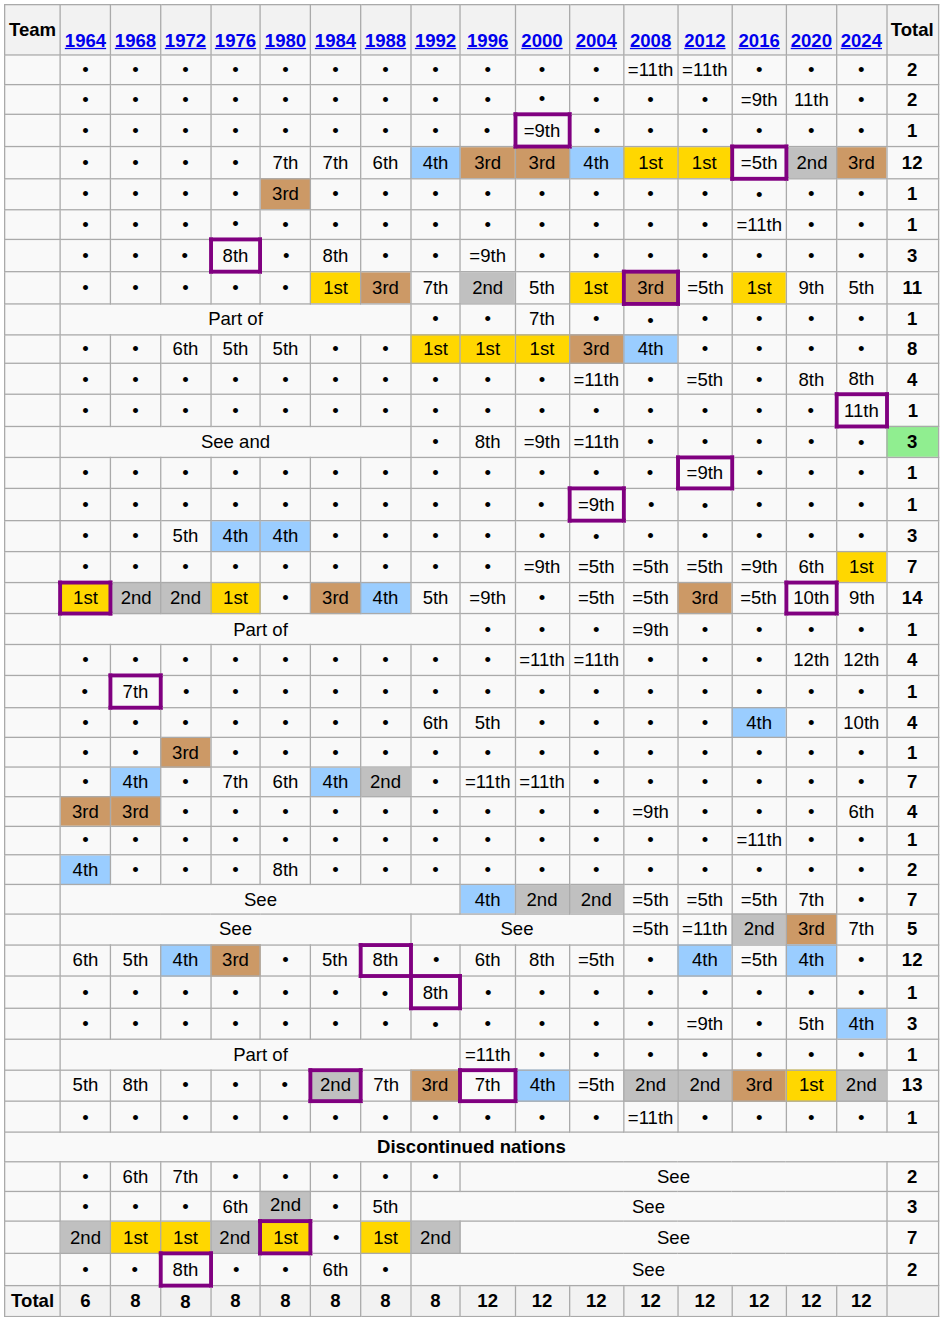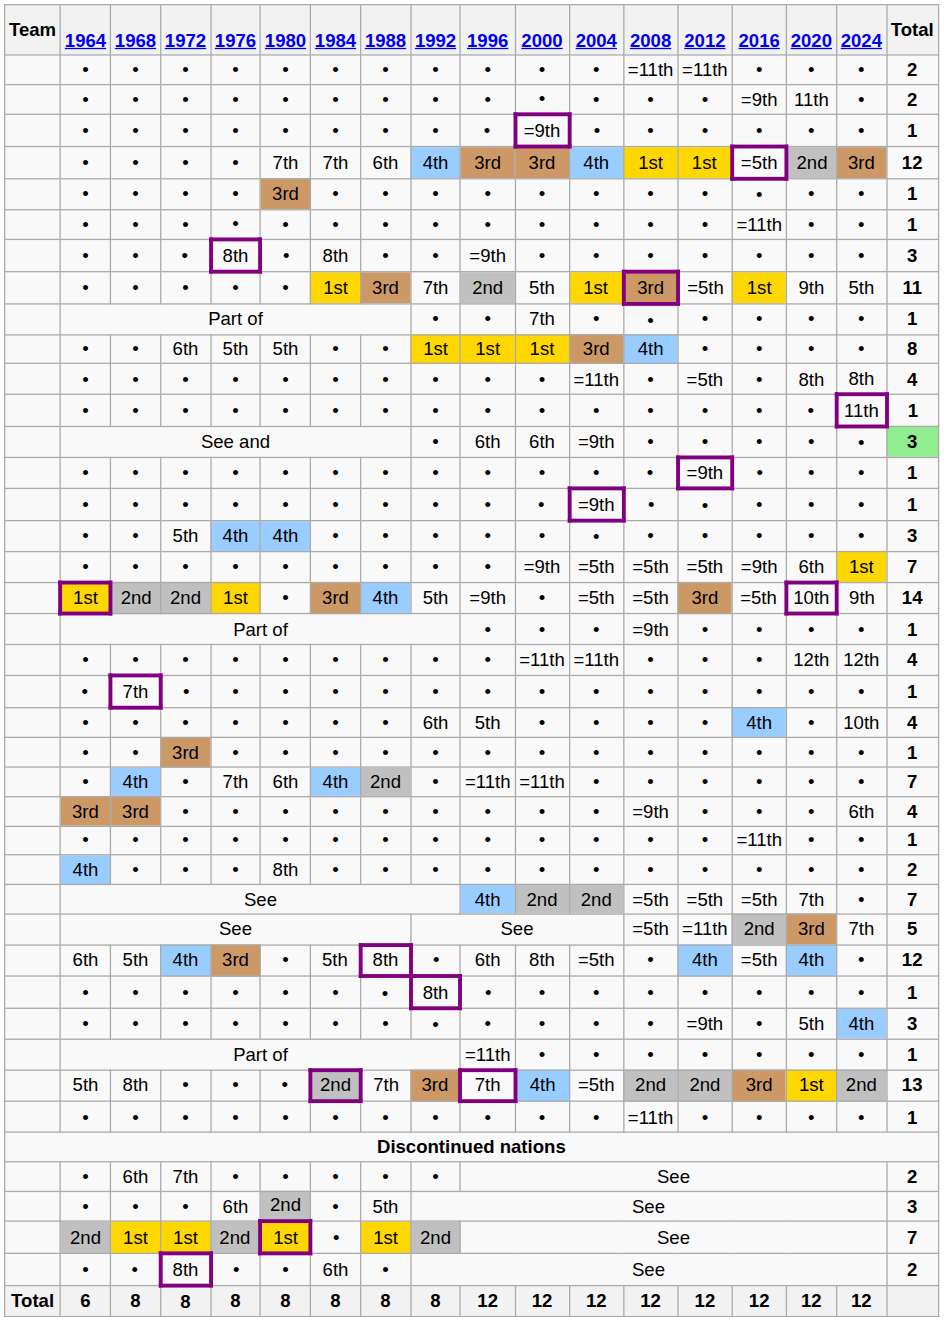(488, 442) 8th -> (488, 442) 6th
(542, 442) =9th -> (542, 442) 6th
(596, 442) =11th -> (596, 442) =9th
